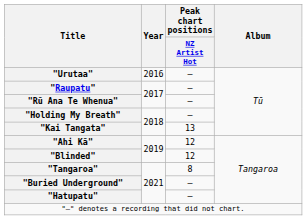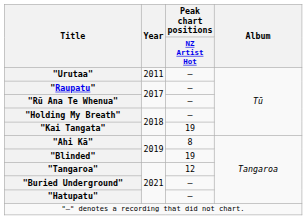(153, 74) 2016 -> (153, 74) 2011
(190, 129) 13 -> (190, 129) 19
(190, 142) 12 -> (190, 142) 8
(190, 156) 12 -> (190, 156) 19
(190, 169) 8 -> (190, 169) 12
